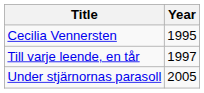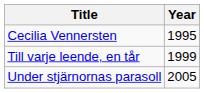(182, 56) 1997 -> (182, 56) 1999
